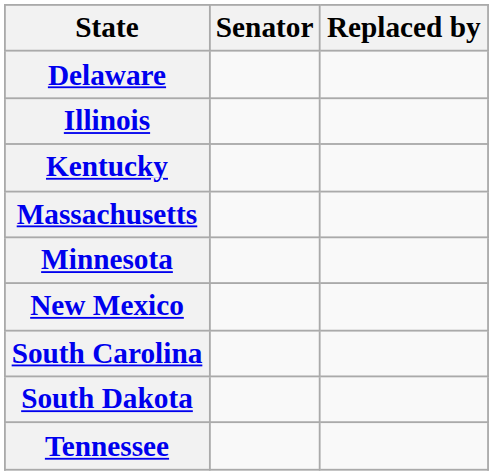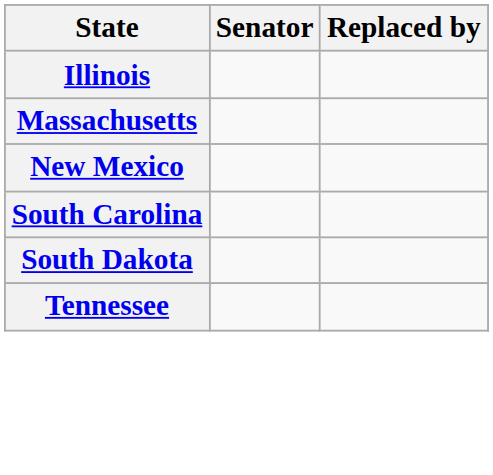- row: (107, 74)
- row: (107, 167)
- row: (107, 259)
